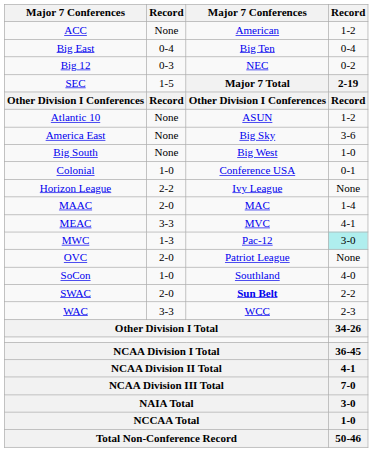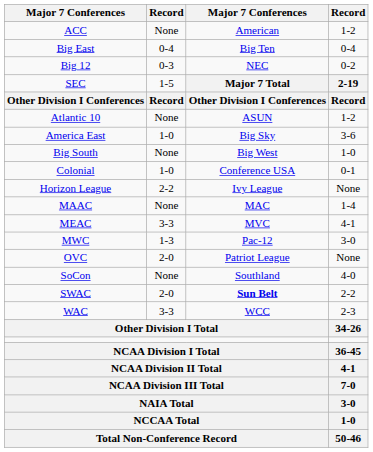(166, 135) None -> (166, 135) 1-0
(166, 205) 2-0 -> (166, 205) None
(348, 240) paleturquoise background -> (348, 240) no background
(166, 275) 1-0 -> (166, 275) None
